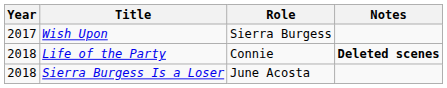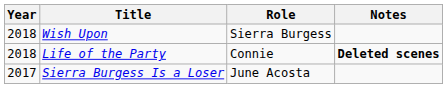(22, 34) 2017 -> (22, 34) 2018
(22, 73) 2018 -> (22, 73) 2017
